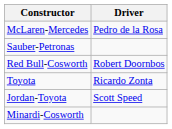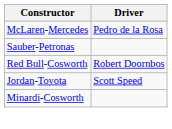- row: (21, 80)
